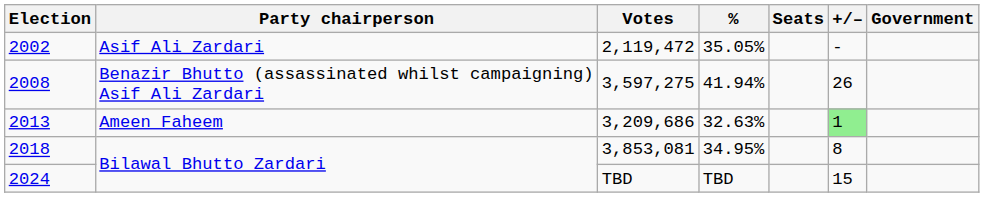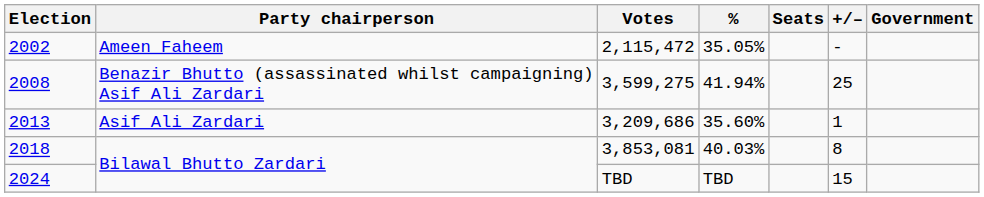(182, 47) Asif Ali Zardari -> (161, 47) Ameen Faheem
(648, 47) 2,119,472 -> (648, 47) 2,115,472
(648, 84) 3,597,275 -> (648, 84) 3,599,275
(843, 84) 26 -> (843, 84) 25
(161, 122) Ameen Faheem -> (182, 122) Asif Ali Zardari
(734, 122) 32.63% -> (734, 122) 35.60%
(837, 122) lightgreen background -> (837, 122) no background
(734, 150) 34.95% -> (734, 150) 40.03%
